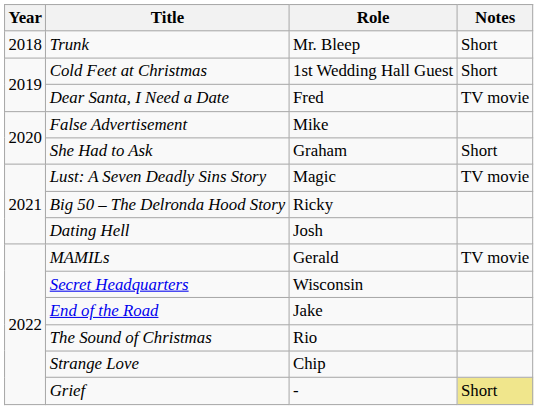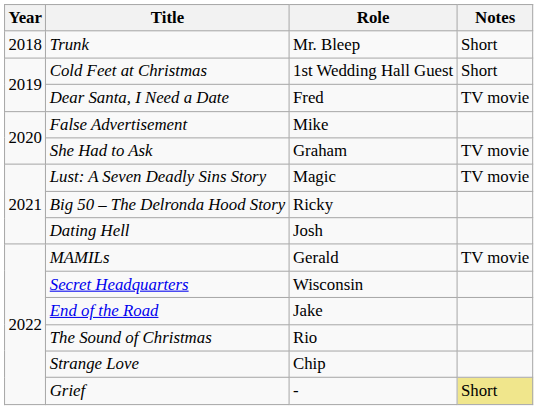(479, 151) Short -> (495, 151) TV movie
